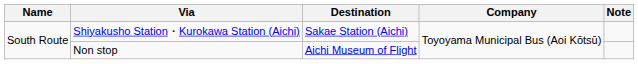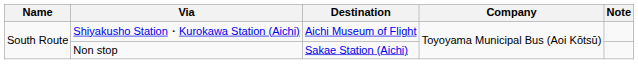(356, 31) Sakae Station (Aichi) -> (361, 31) Aichi Museum of Flight
(361, 50) Aichi Museum of Flight -> (356, 50) Sakae Station (Aichi)
